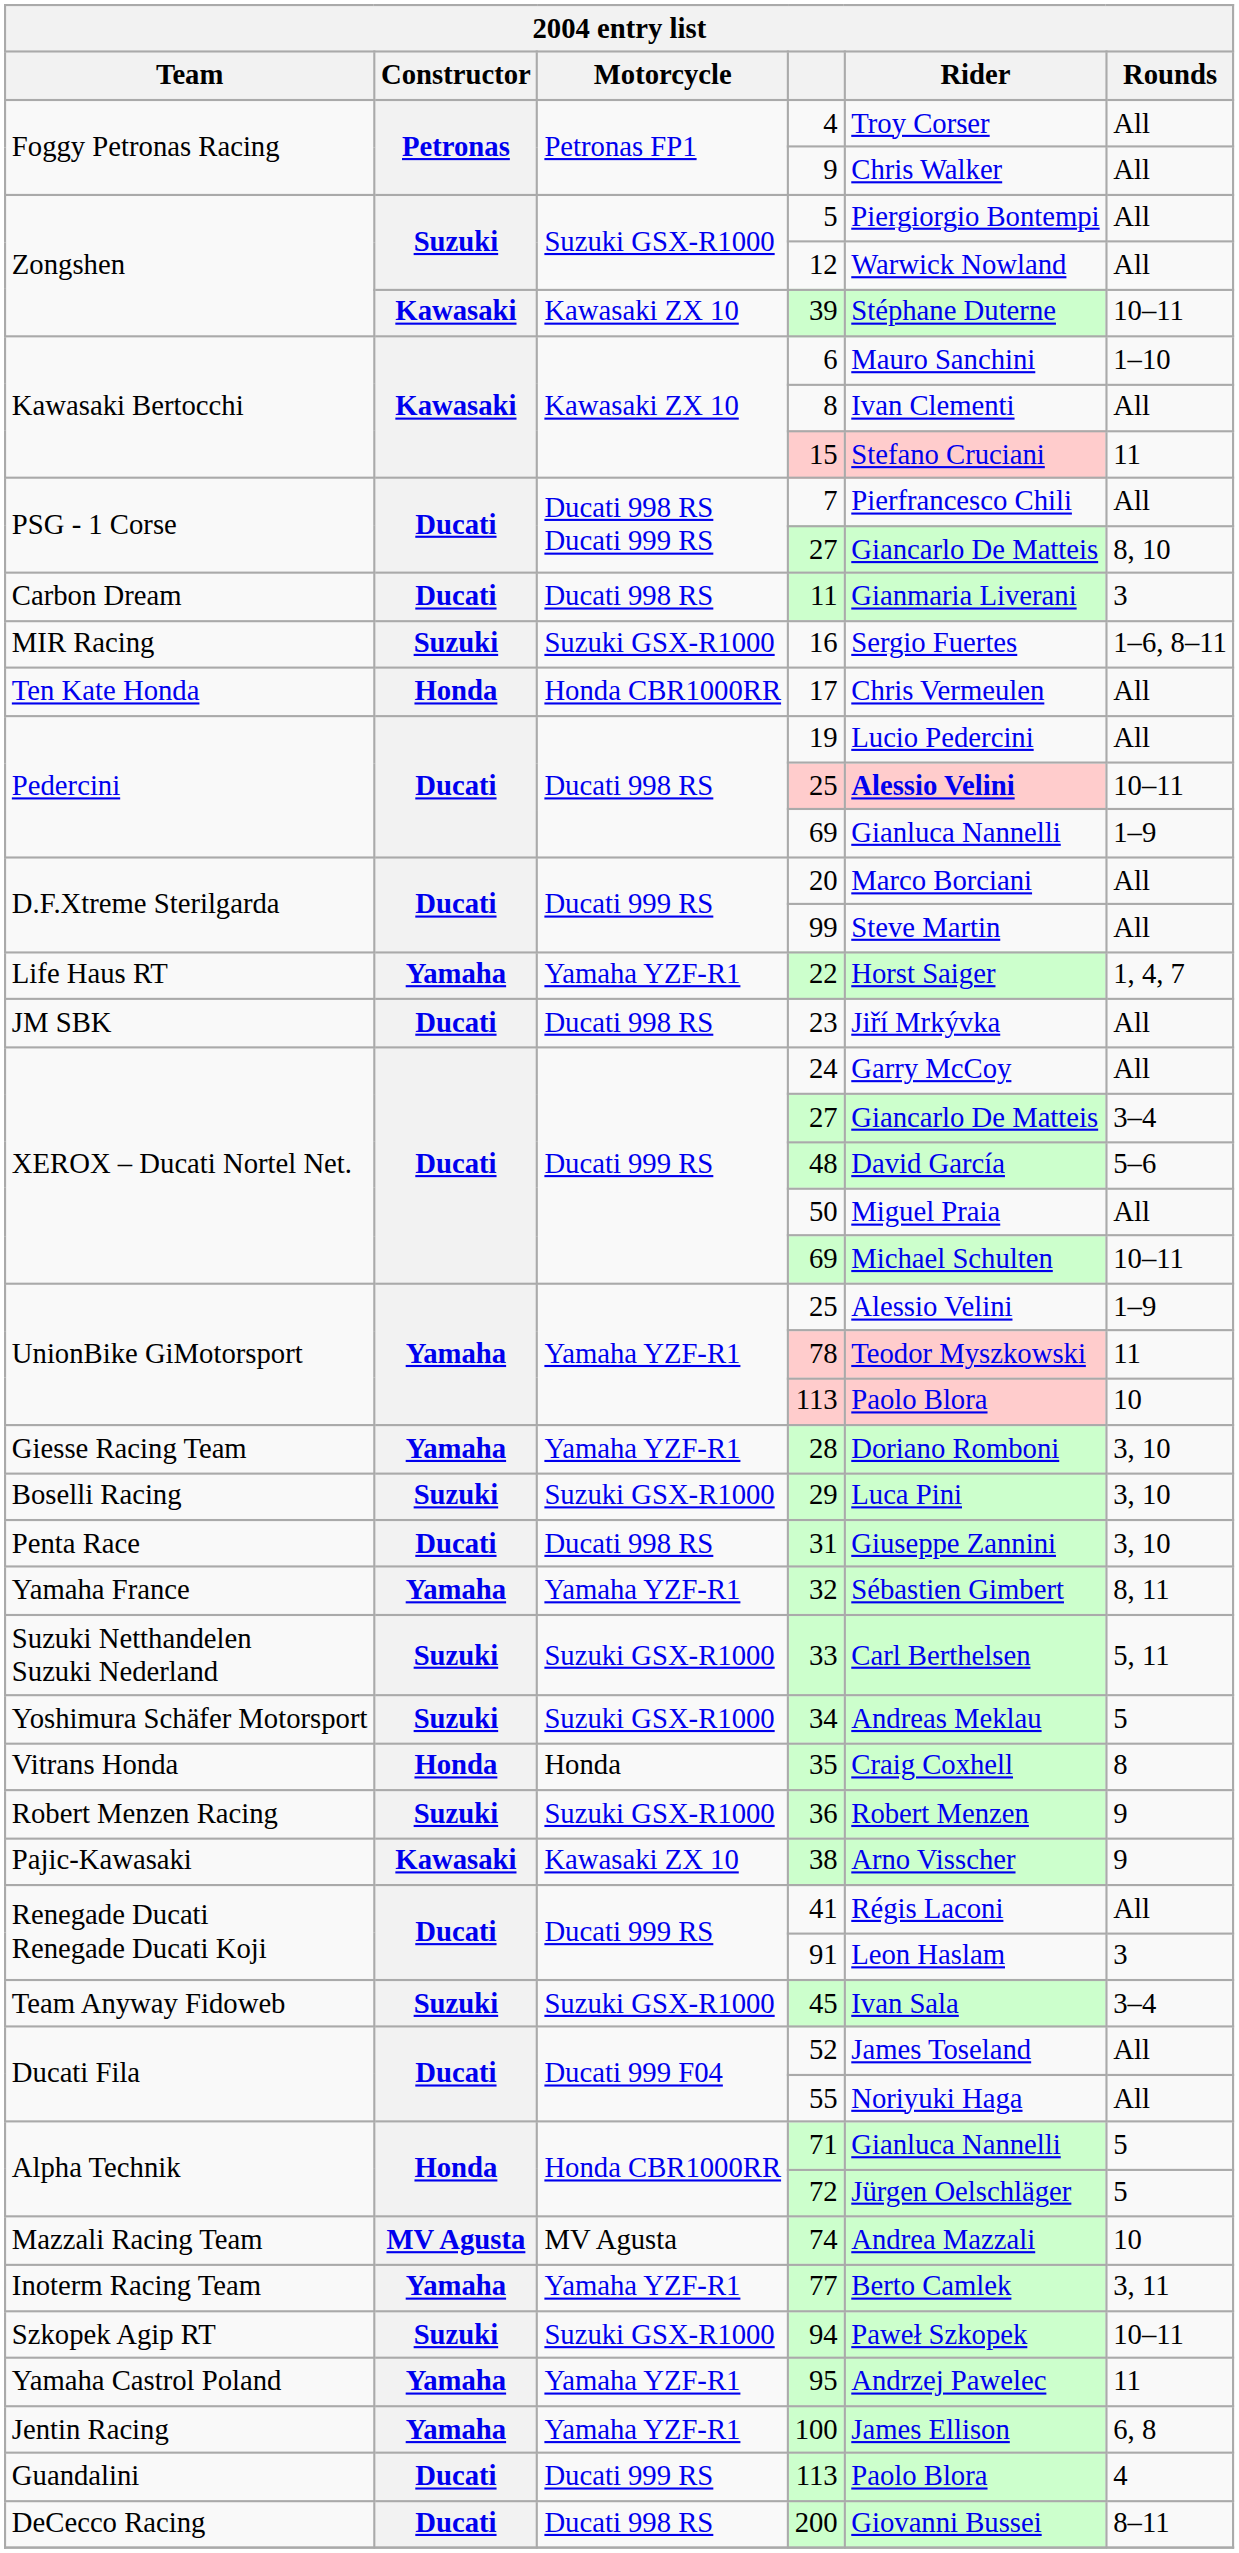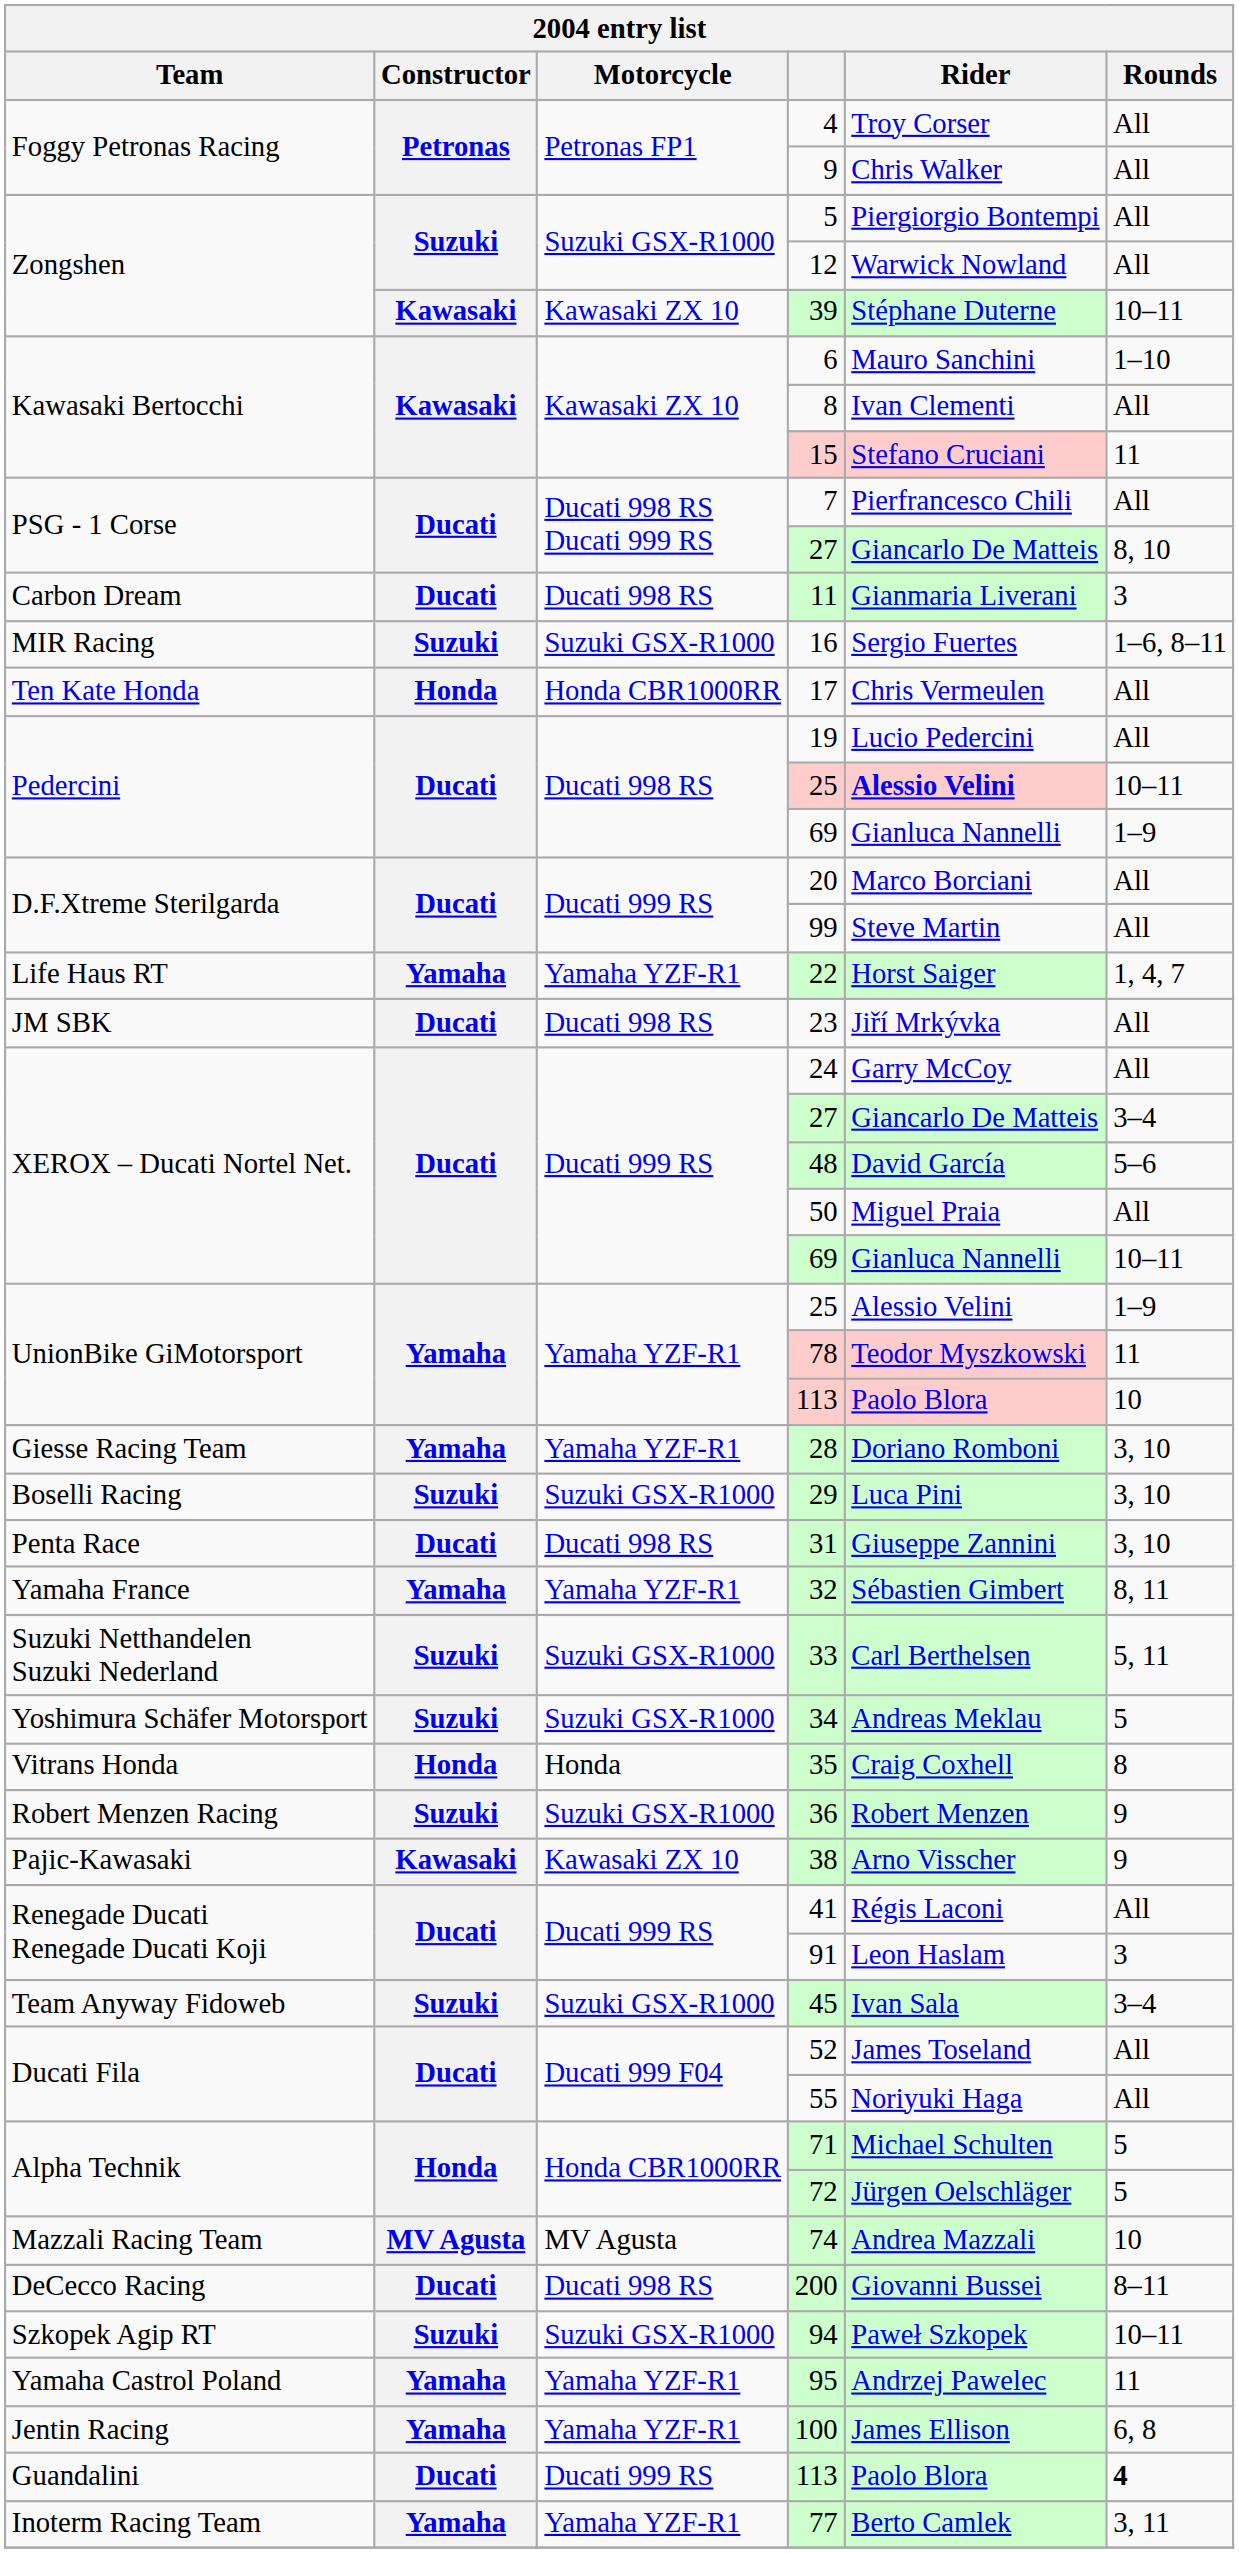(952, 1258) Michael Schulten -> (956, 1258) Gianluca Nannelli
(956, 2144) Gianluca Nannelli -> (952, 2144) Michael Schulten
rows swapped: (136, 2286) <-> (109, 2523)
(1120, 2476) normal -> (1120, 2476) bold
